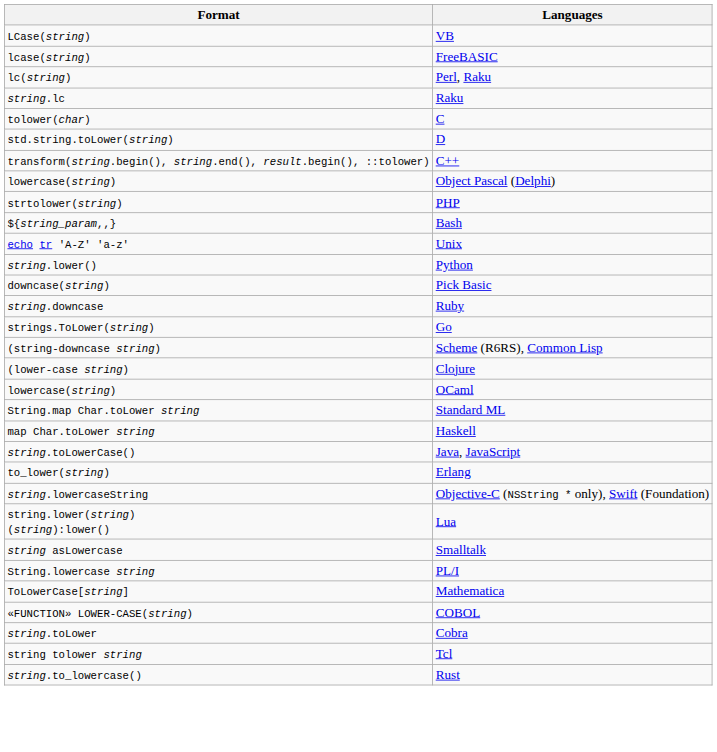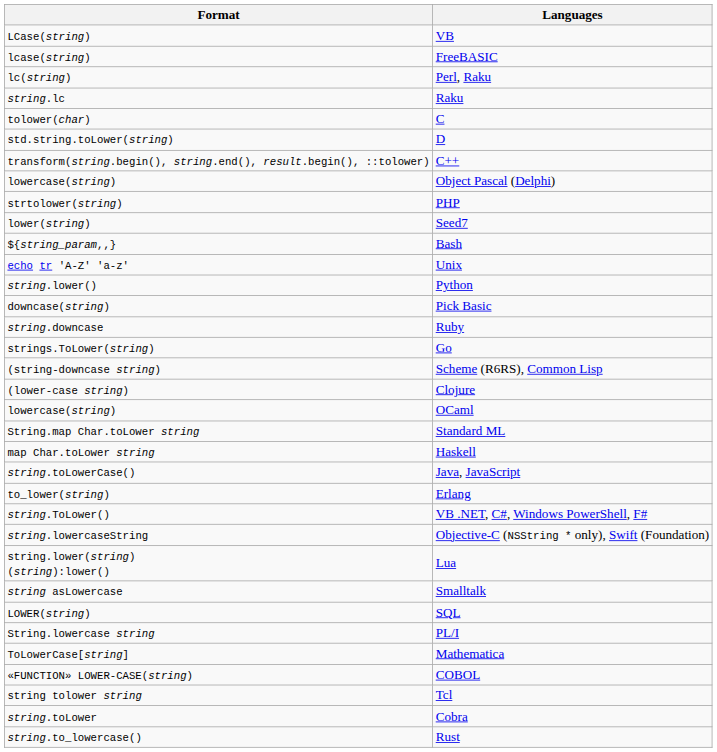+ row: (452, 222)
+ row: (541, 514)
+ row: (448, 612)
rows swapped: (452, 633) <-> (444, 653)
